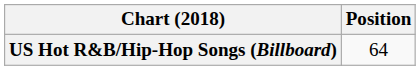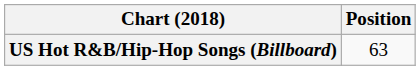(379, 49) 64 -> (379, 49) 63
